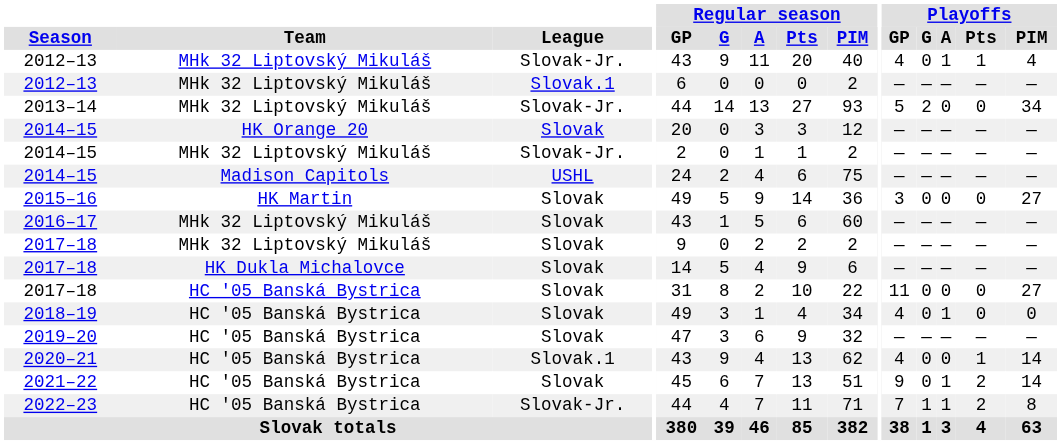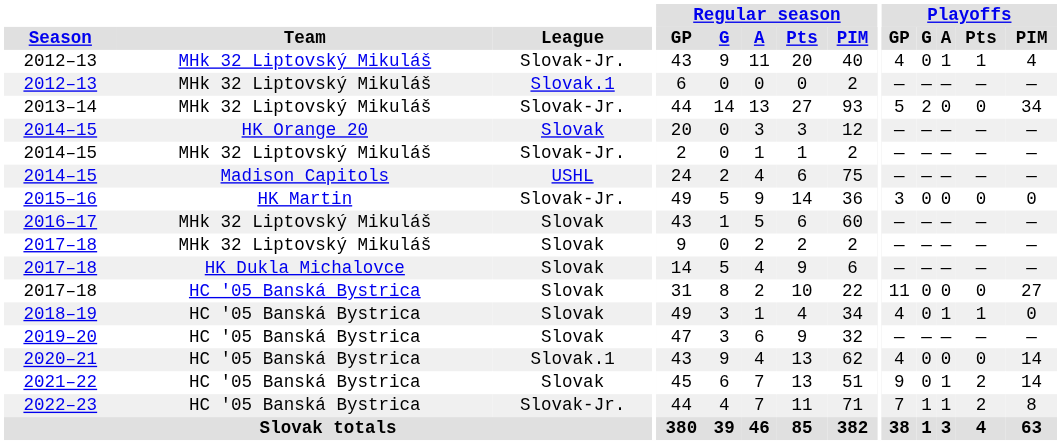(573, 199) Slovak -> (573, 199) Slovak-Jr.
(1032, 199) 27 -> (1032, 199) 0
(981, 314) 0 -> (981, 314) 1
(981, 360) 1 -> (981, 360) 0
